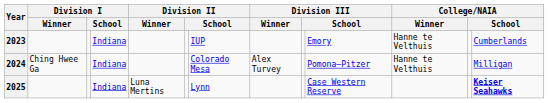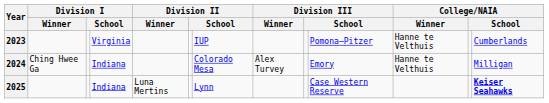(109, 42) Indiana -> (111, 42) Virginia
(319, 42) Emory -> (341, 42) Pomona–Pitzer
(339, 64) Pomona–Pitzer -> (322, 64) Emory
